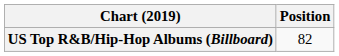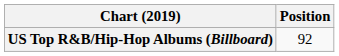(305, 39) 82 -> (305, 39) 92
